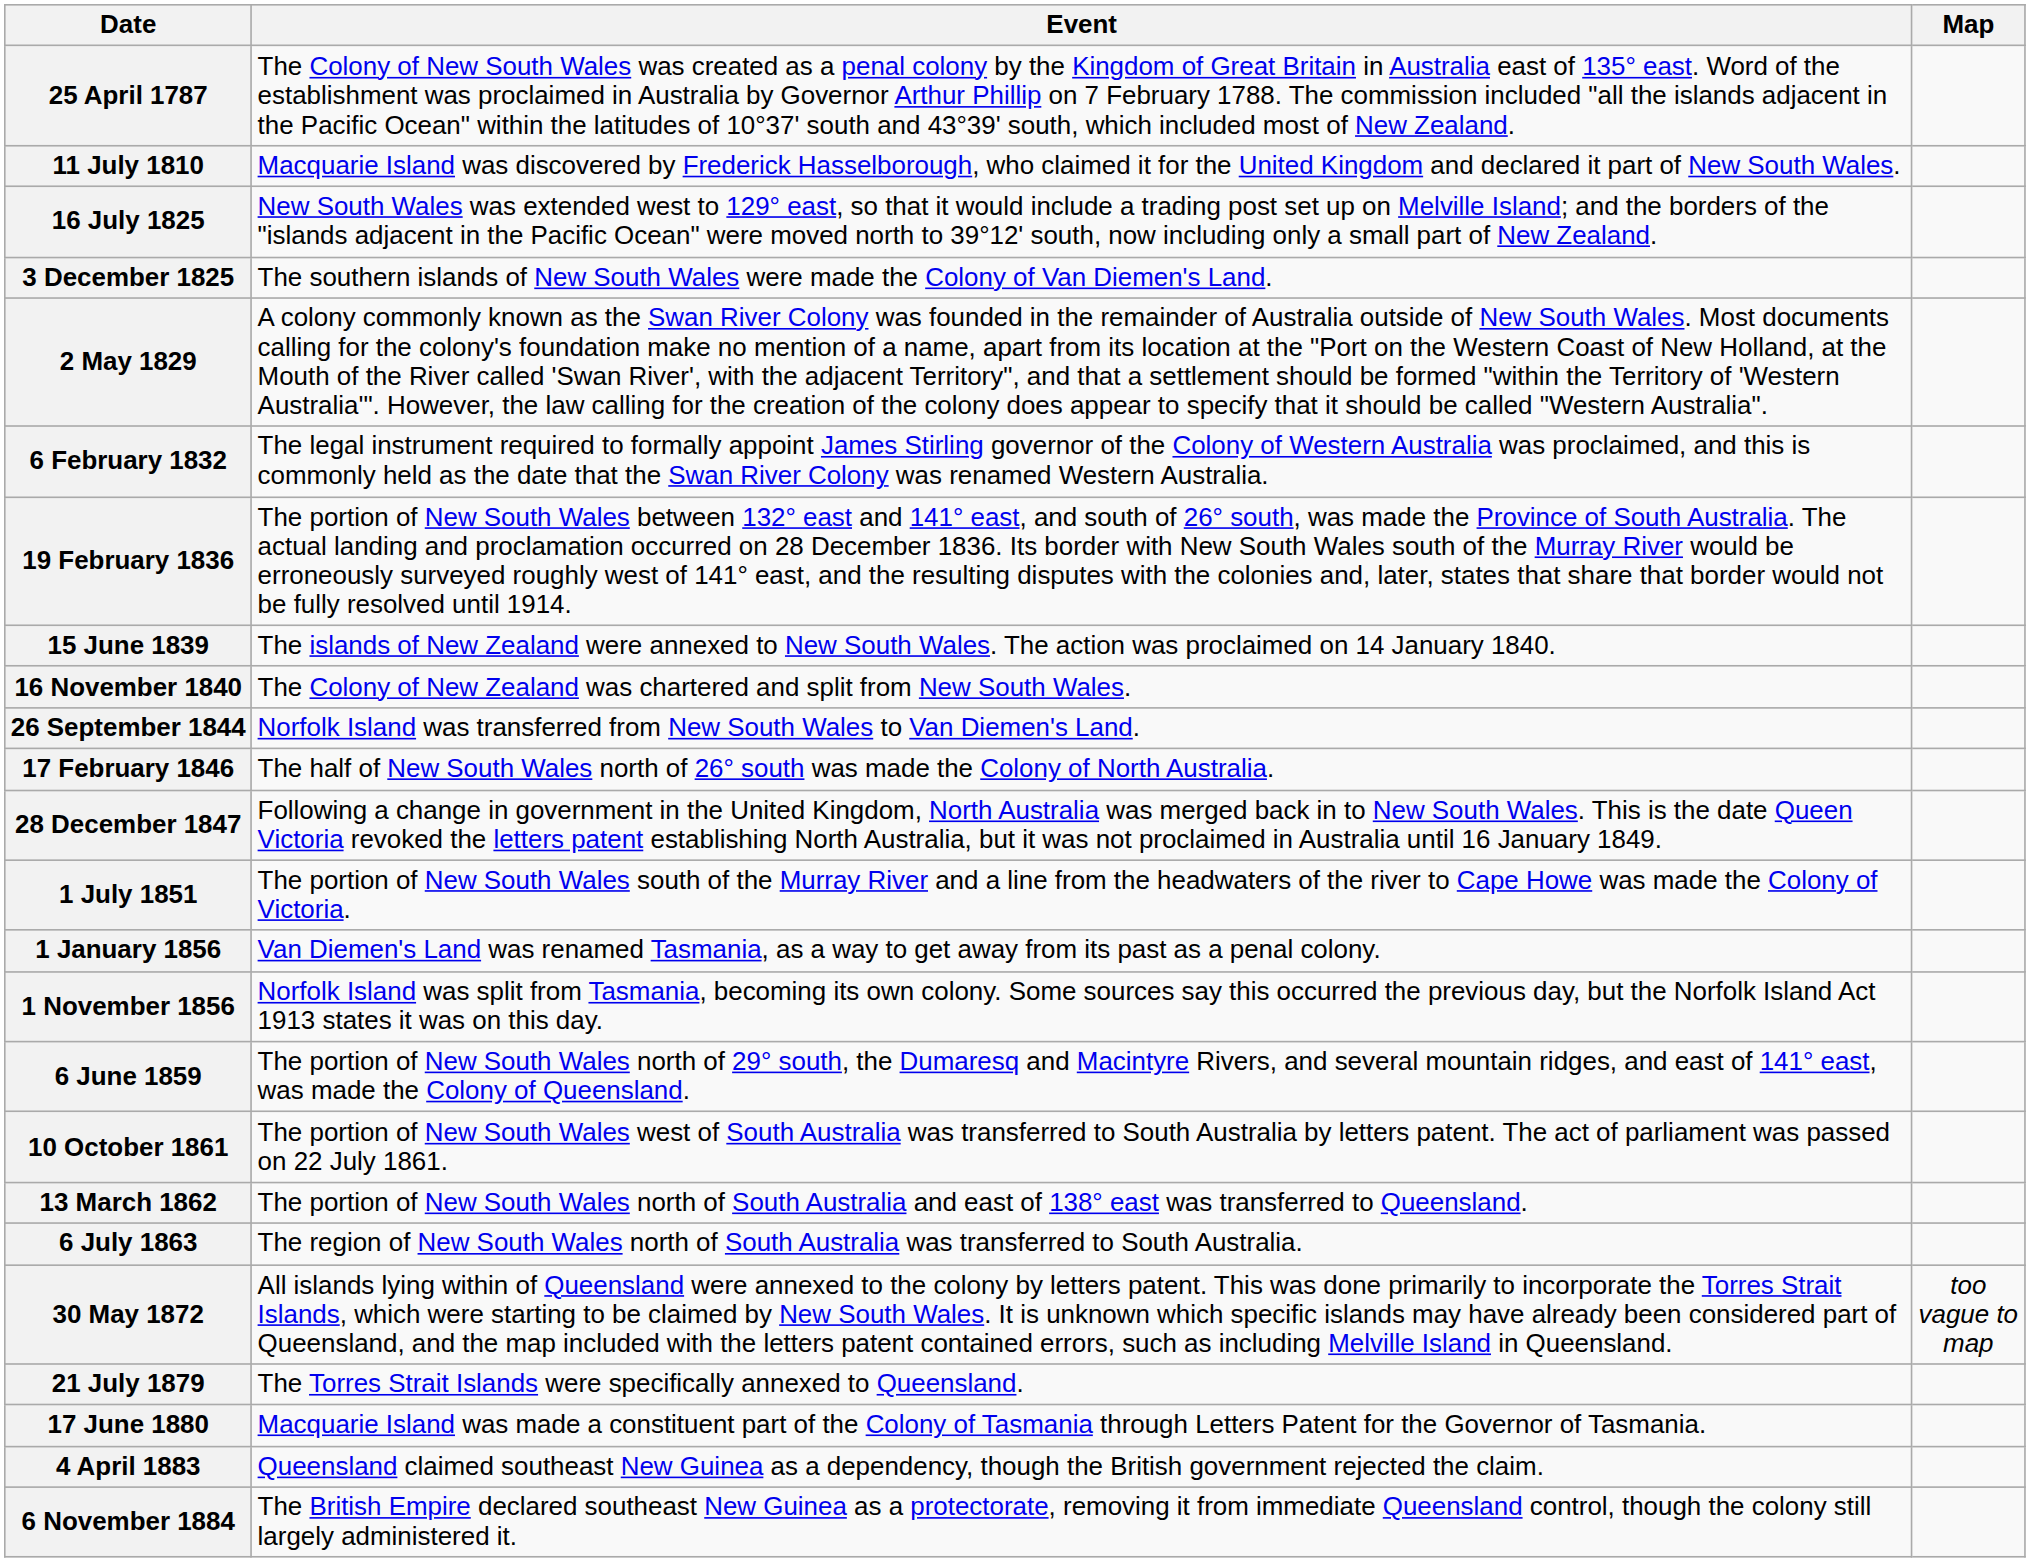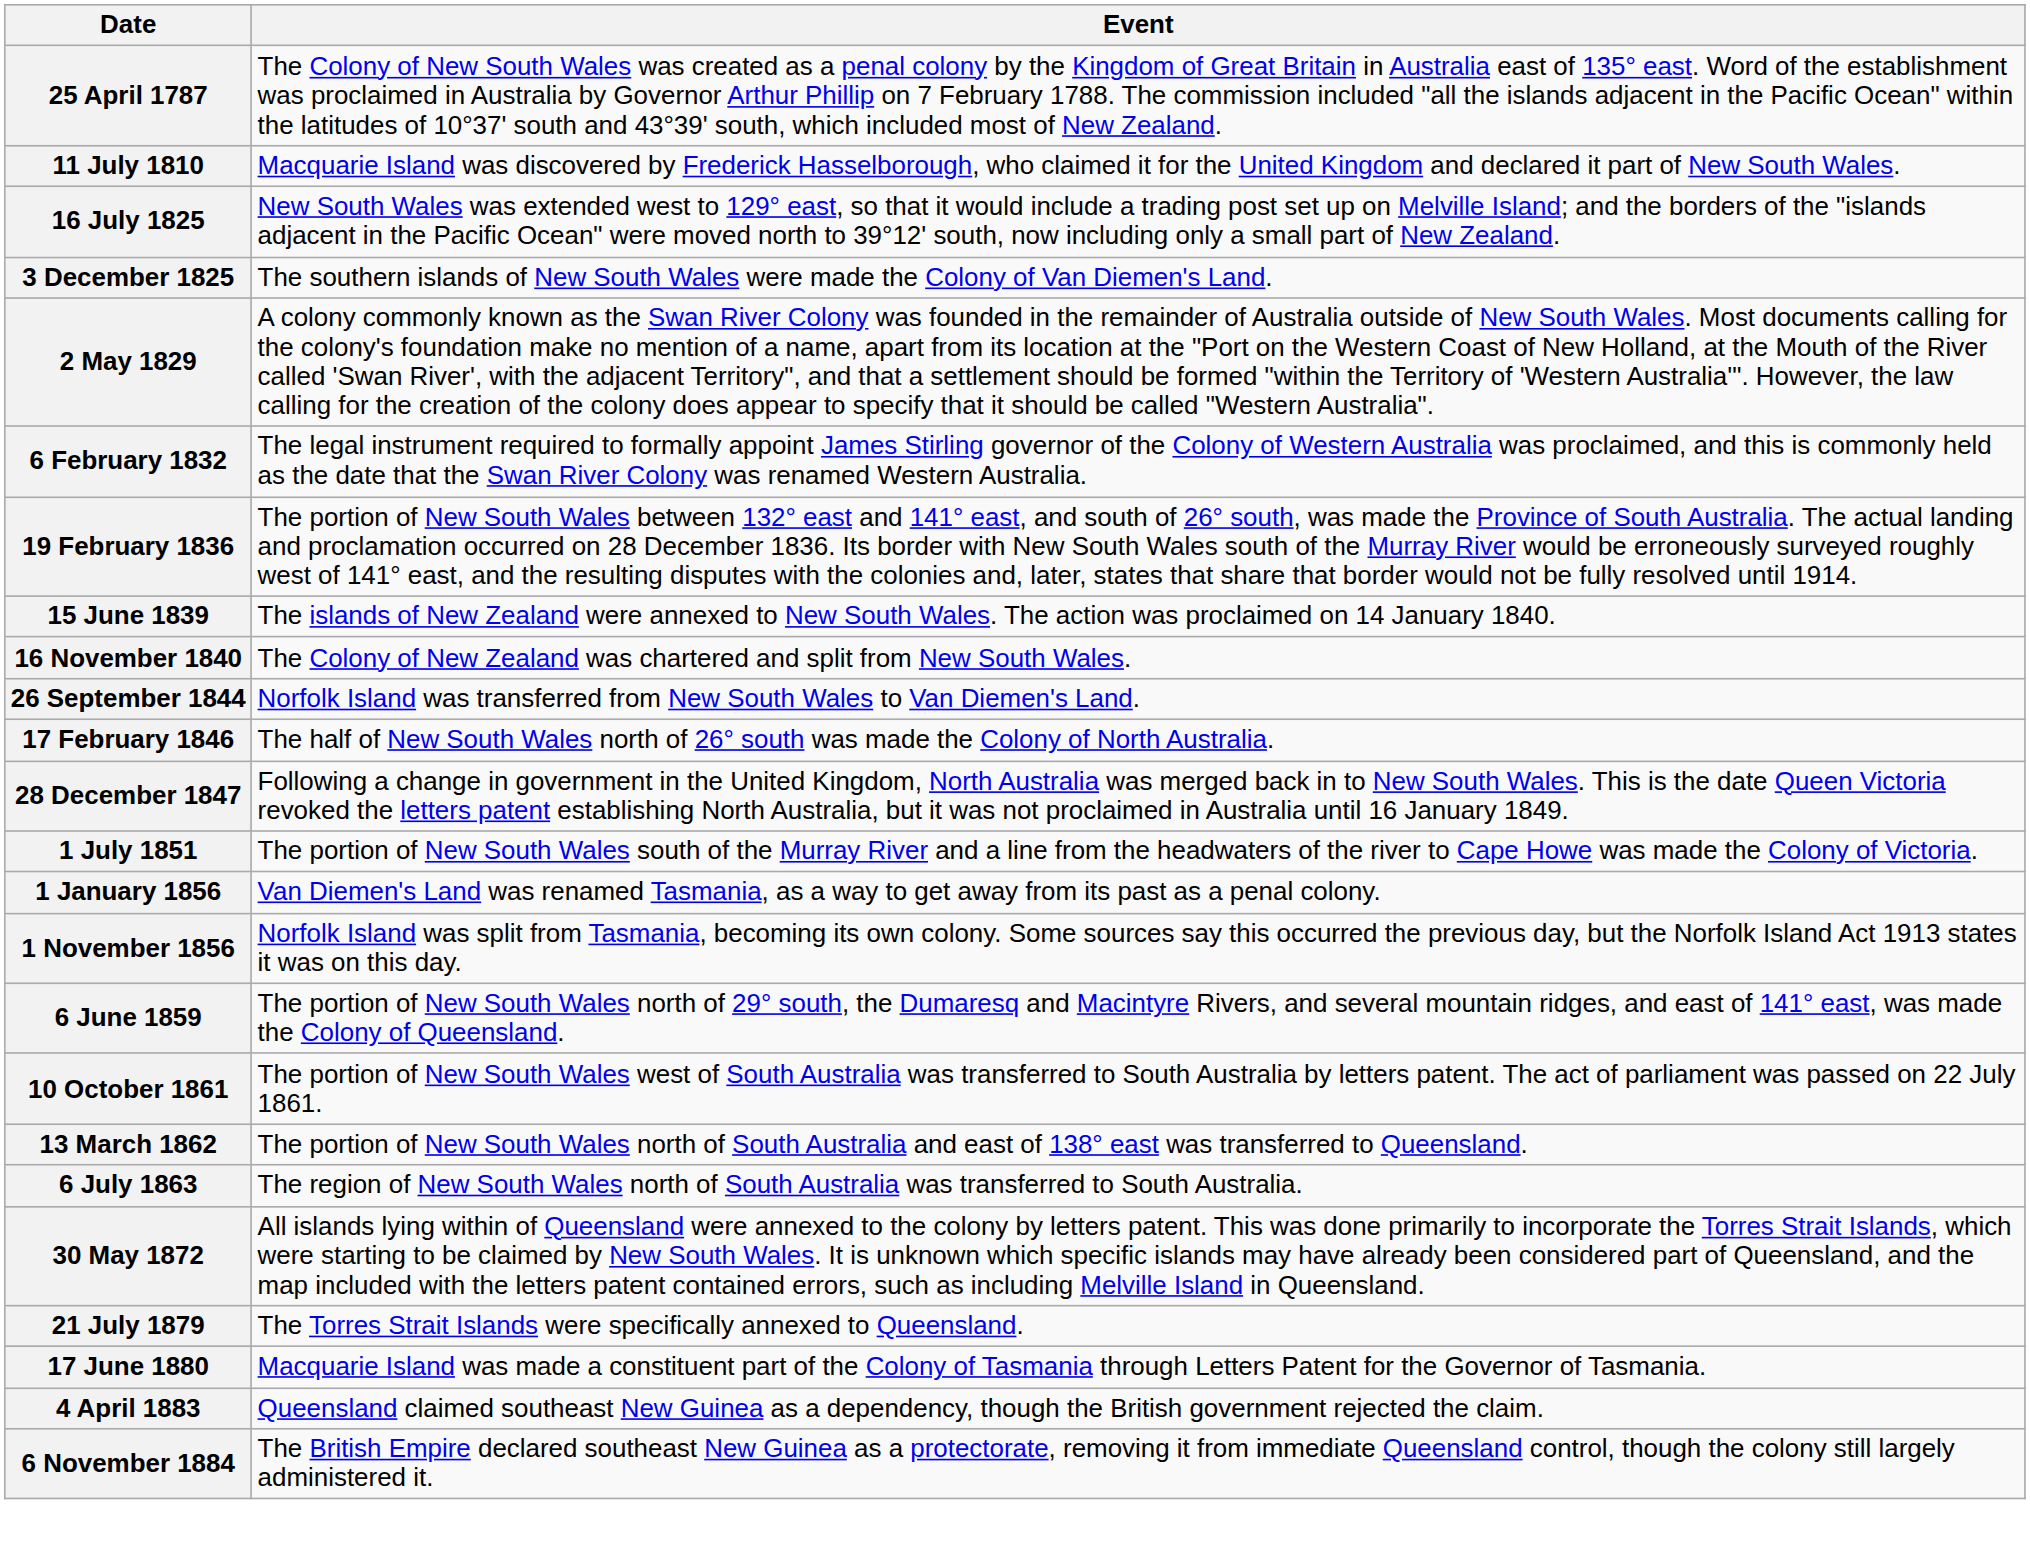- column: (1968, 25)
